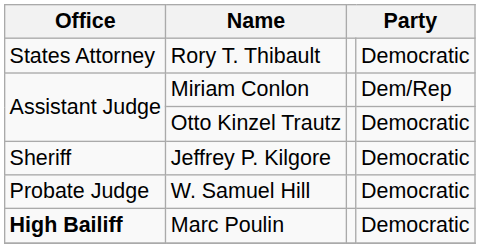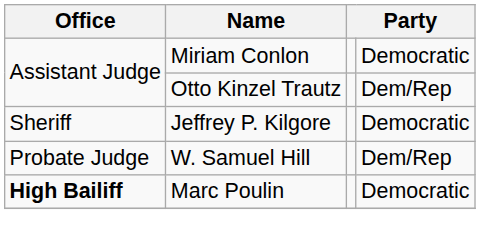- row: (246, 55)
(406, 89) Dem/Rep -> (415, 55) Democratic
(415, 123) Democratic -> (406, 89) Dem/Rep
(415, 191) Democratic -> (406, 157) Dem/Rep
